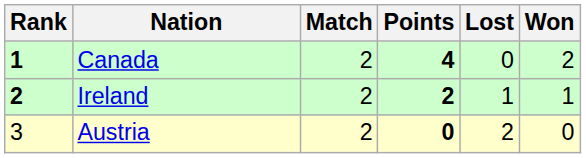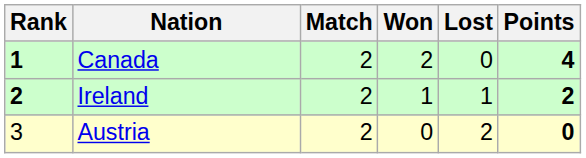columns swapped: (550, 22) <-> (419, 22)
